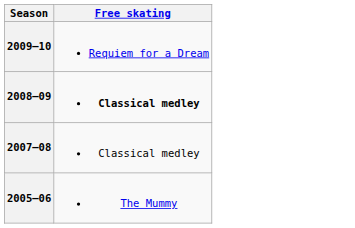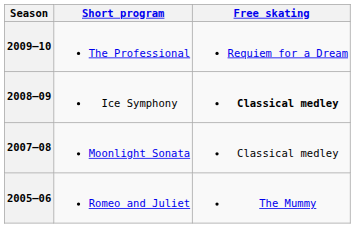+ column: (123, 13)
